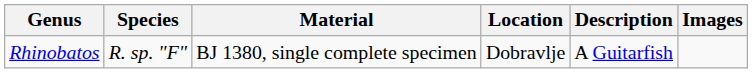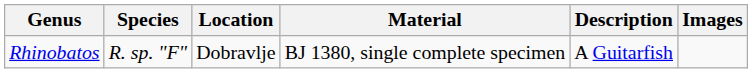columns swapped: (526, 20) <-> (336, 20)
